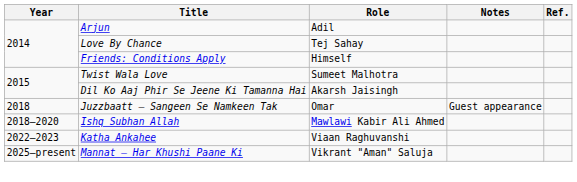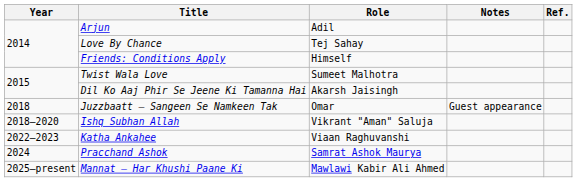(378, 122) Mawlawi Kabir Ali Ahmed -> (372, 122) Vikrant "Aman" Saluja
+ row: (124, 153)
(372, 153) Vikrant "Aman" Saluja -> (378, 169) Mawlawi Kabir Ali Ahmed
